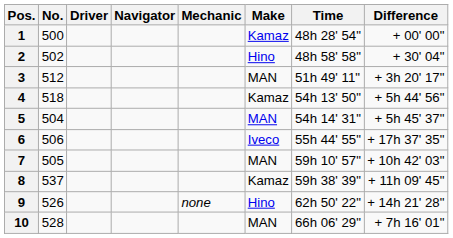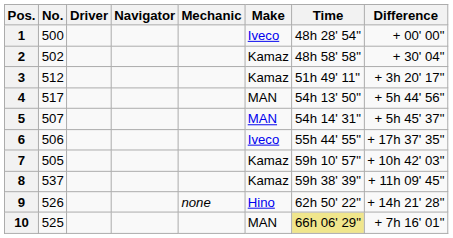(268, 35) Kamaz -> (263, 35) Iveco
(261, 56) Hino -> (268, 56) Kamaz
(262, 77) MAN -> (268, 77) Kamaz
(53, 98) 518 -> (53, 98) 517
(268, 98) Kamaz -> (262, 98) MAN
(53, 118) 504 -> (53, 118) 507
(262, 160) MAN -> (268, 160) Kamaz
(53, 222) 528 -> (53, 222) 525
(328, 222) no background -> (328, 222) khaki background
